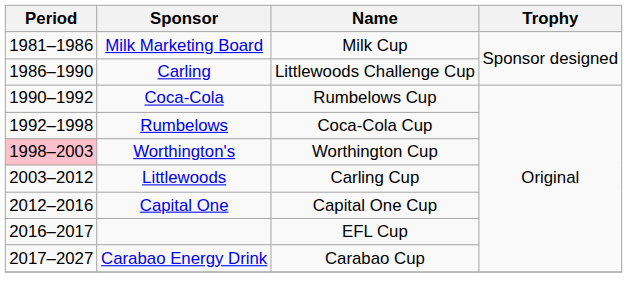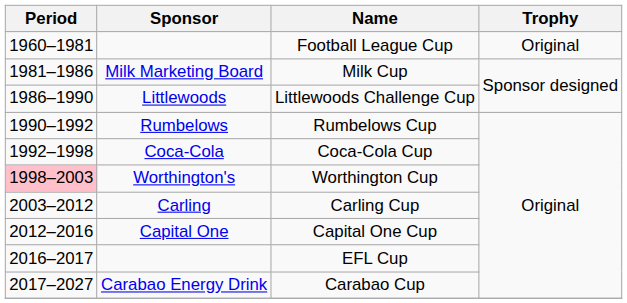+ row: (375, 45)
(184, 71) Carling -> (184, 98) Littlewoods
(184, 98) Coca-Cola -> (184, 125) Rumbelows
(184, 125) Rumbelows -> (184, 151) Coca-Cola
(184, 178) Littlewoods -> (184, 205) Carling
